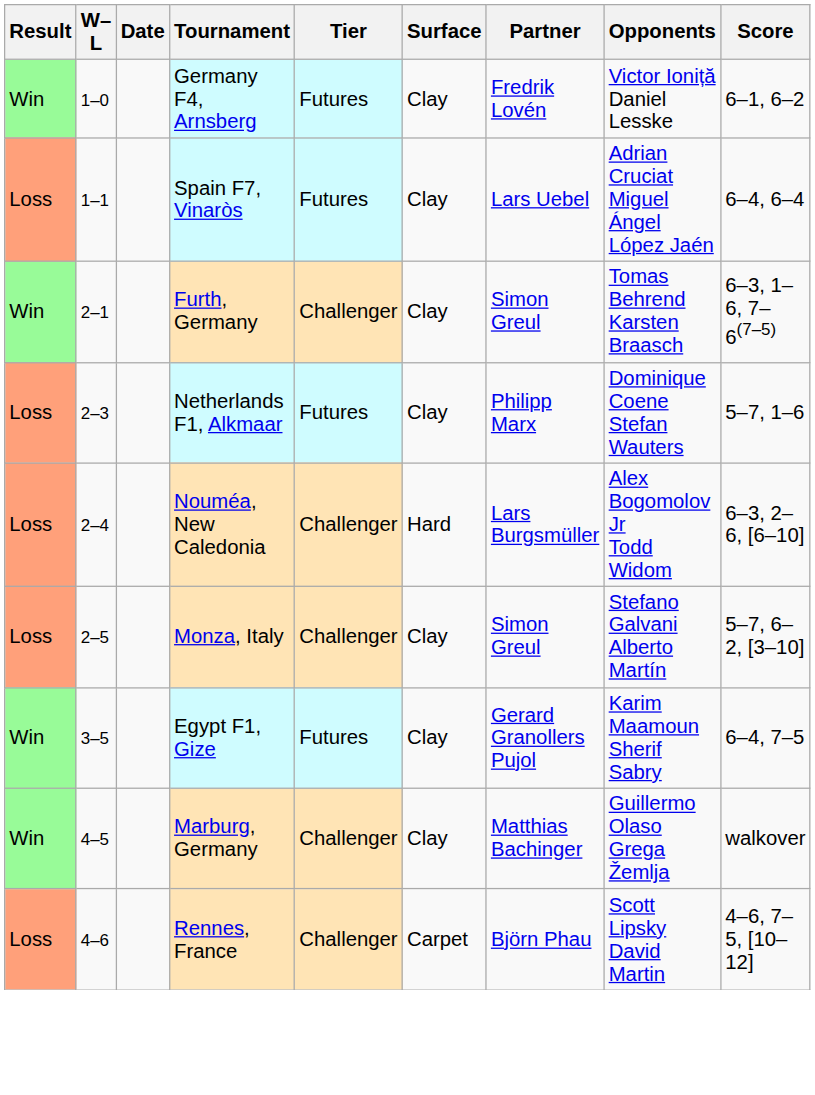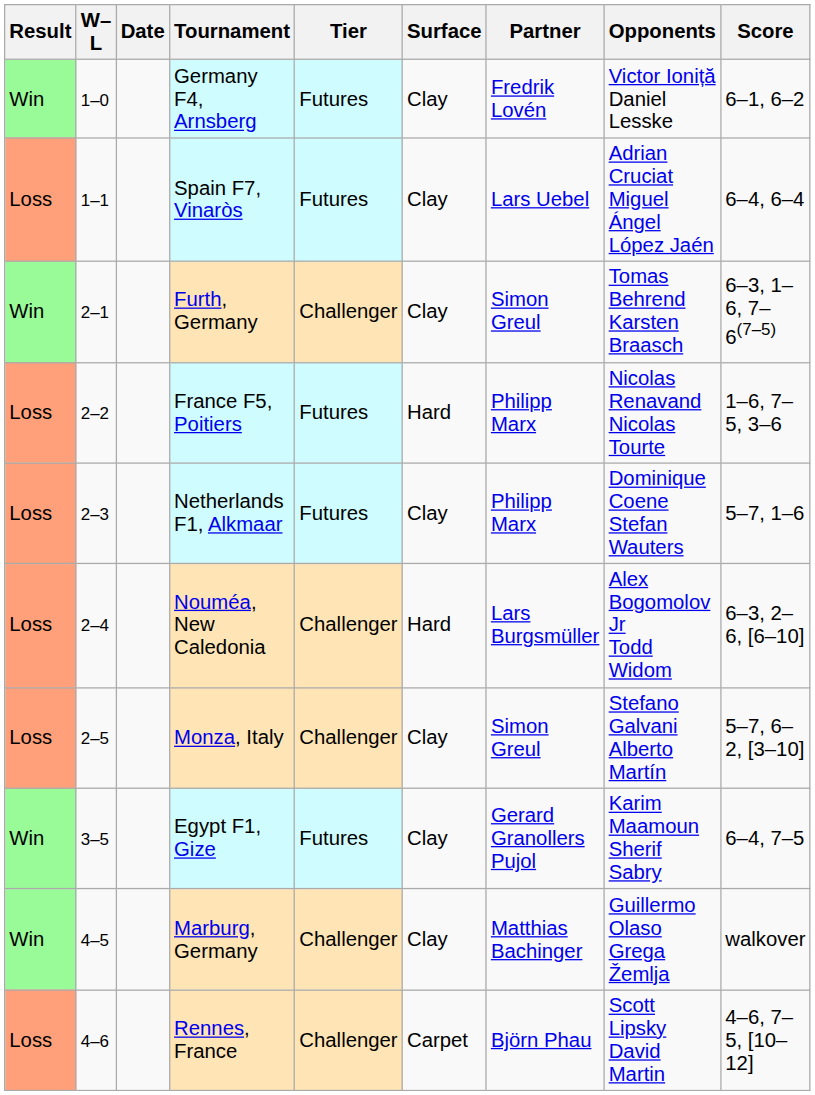+ row: (223, 412)
